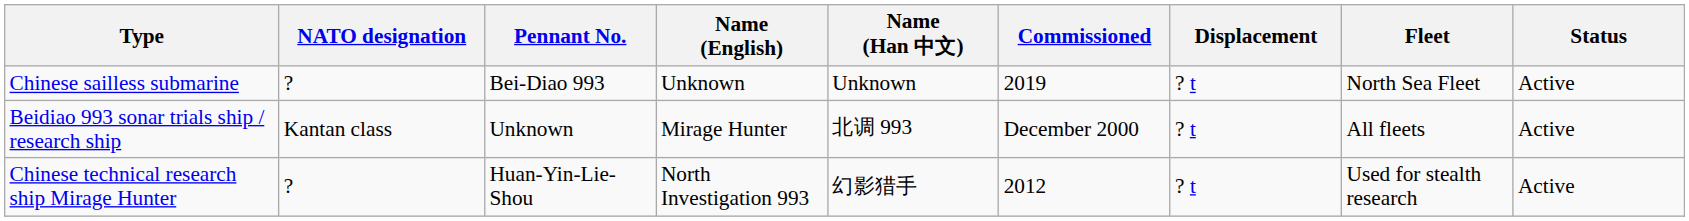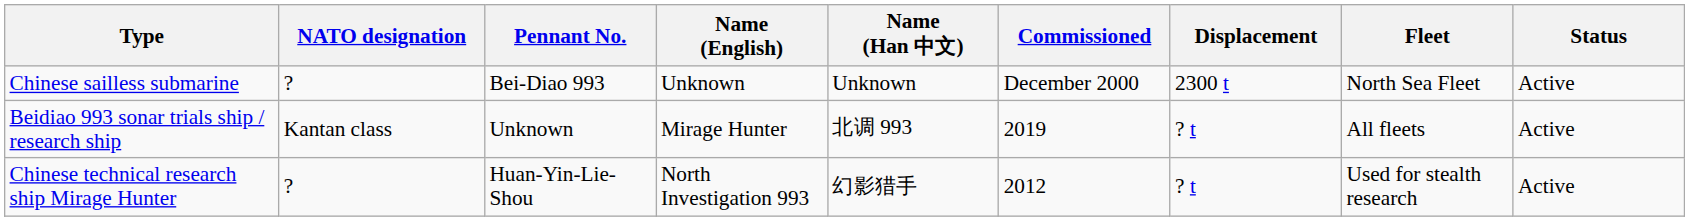(1025, 83) 2019 -> (1071, 83) December 2000
(1185, 83) ? t -> (1202, 83) 2300 t
(1071, 128) December 2000 -> (1025, 128) 2019
